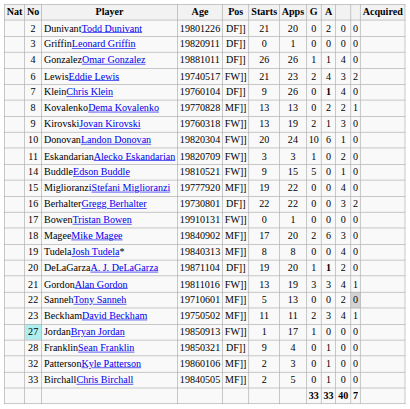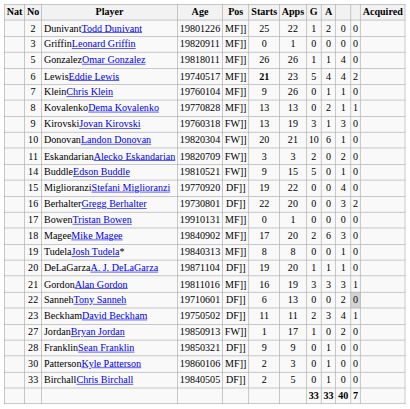(236, 28) DF]] -> (236, 28) MF]]
(264, 28) 21 -> (264, 28) 25
(293, 28) 20 -> (293, 28) 22
(314, 28) 0 -> (314, 28) 1
(236, 44) DF]] -> (236, 44) MF]]
(33, 60) 4 -> (33, 60) 5
(200, 60) 19881011 -> (200, 60) 19818011
(236, 60) DF]] -> (236, 60) MF]]
(236, 76) FW]] -> (236, 76) MF]]
(264, 76) normal -> (264, 76) bold
(314, 76) 2 -> (314, 76) 5
(343, 76) 3 -> (343, 76) 4
(236, 92) DF]] -> (236, 92) MF]]
(329, 92) bold -> (329, 92) normal
(343, 92) 4 -> (343, 92) 1
(343, 108) 2 -> (343, 108) 1
(314, 124) 2 -> (314, 124) 3
(293, 140) 24 -> (293, 140) 21
(314, 156) 1 -> (314, 156) 2
(200, 188) 19777920 -> (200, 188) 19770920
(236, 188) MF]] -> (236, 188) DF]]
(293, 204) 22 -> (293, 204) 20
(236, 220) FW]] -> (236, 220) MF]]
(343, 252) 4 -> (343, 252) 1
(329, 268) bold -> (329, 268) normal
(343, 268) 2 -> (343, 268) 1
(236, 284) FW]] -> (236, 284) MF]]
(264, 284) 13 -> (264, 284) 16
(343, 284) 4 -> (343, 284) 3
(236, 300) MF]] -> (236, 300) DF]]
(264, 300) 5 -> (264, 300) 6
(236, 316) MF]] -> (236, 316) DF]]
(33, 332) paleturquoise background -> (33, 332) no background
(343, 332) 0 -> (343, 332) 2
(293, 348) 4 -> (293, 348) 9
(33, 364) 32 -> (33, 364) 30
(236, 380) MF]] -> (236, 380) DF]]
